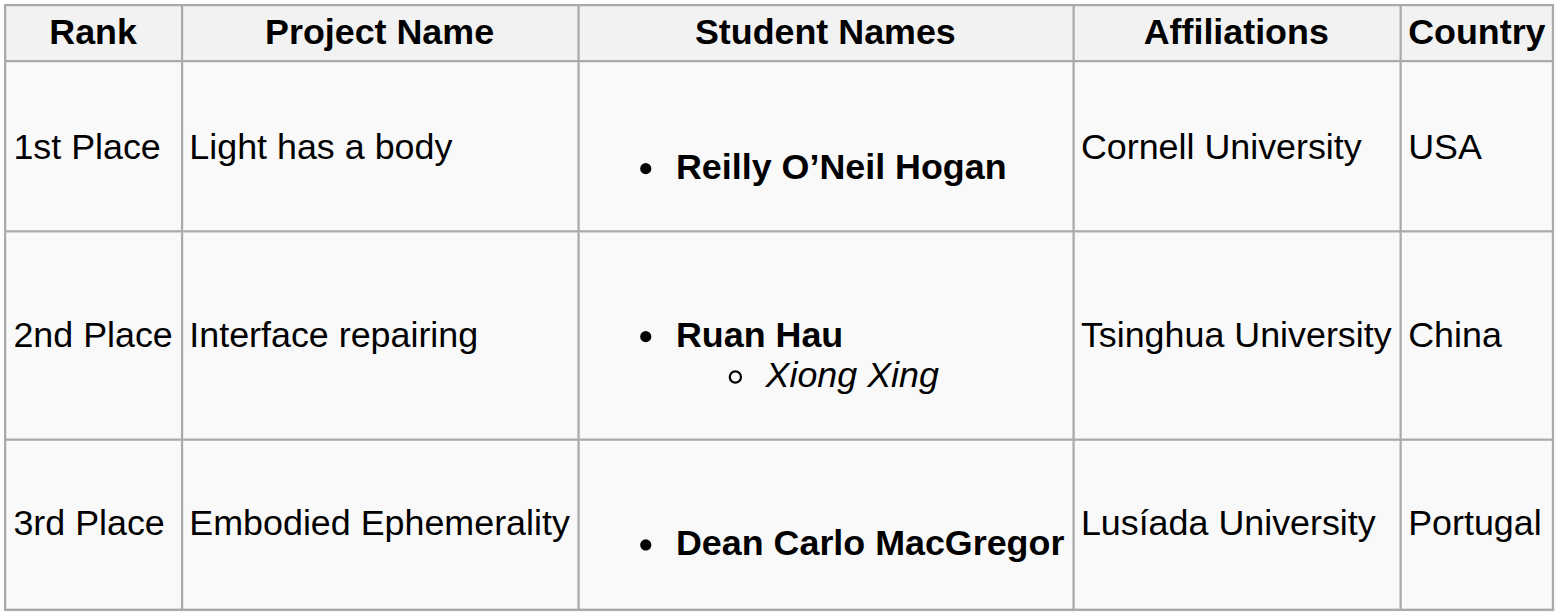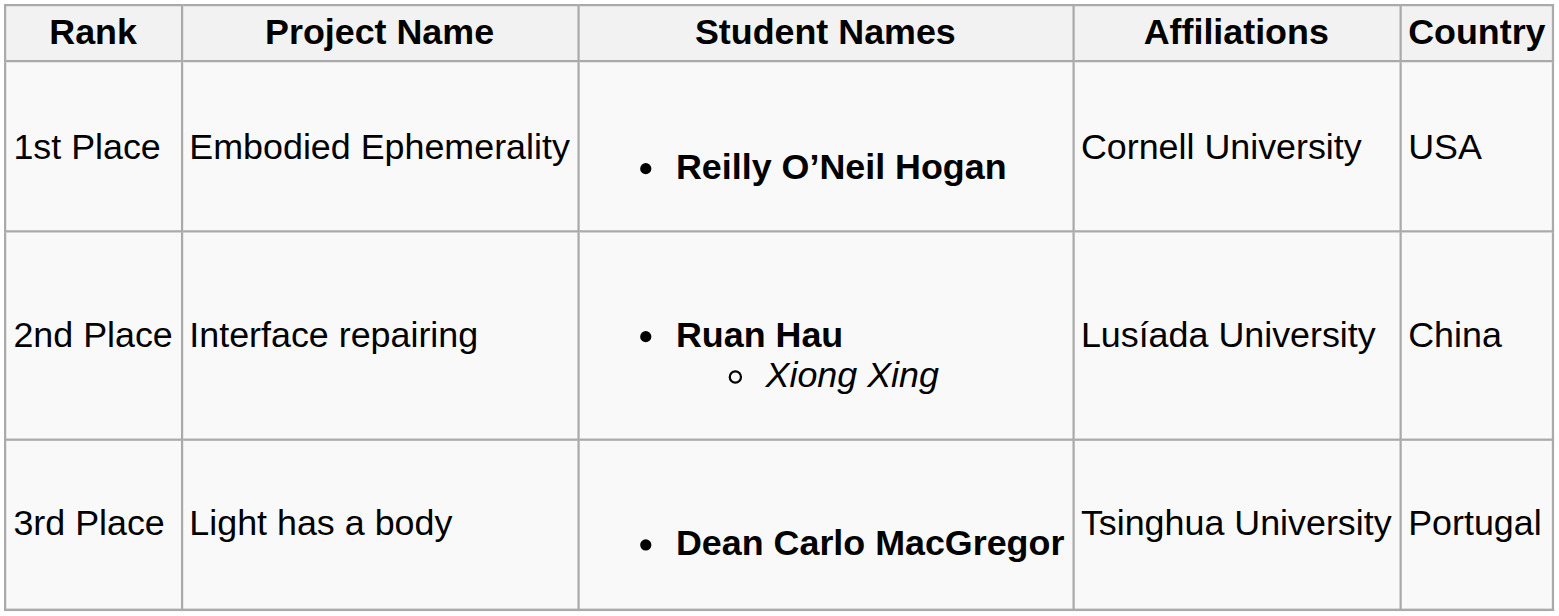(321, 145) Light has a body -> (380, 145) Embodied Ephemerality
(1236, 334) Tsinghua University -> (1228, 334) Lusíada University
(380, 523) Embodied Ephemerality -> (321, 523) Light has a body
(1228, 523) Lusíada University -> (1236, 523) Tsinghua University
